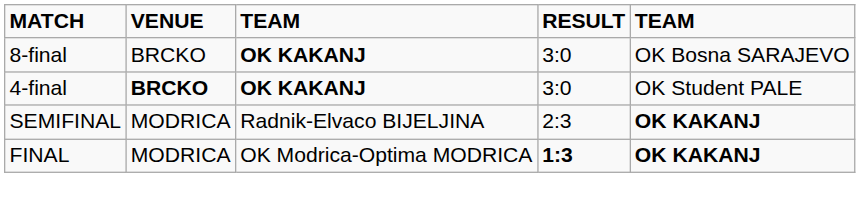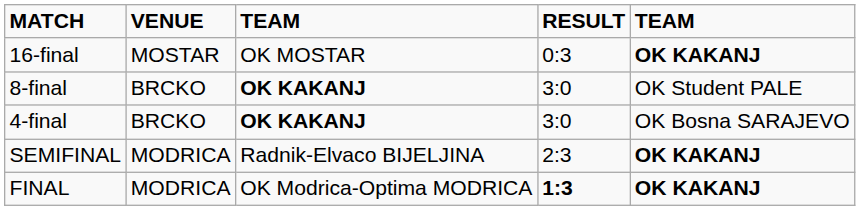+ row: (44, 54)
(742, 54) OK Bosna SARAJEVO -> (719, 88) OK Student PALE
(169, 88) bold -> (168, 121) normal
(719, 88) OK Student PALE -> (742, 121) OK Bosna SARAJEVO
